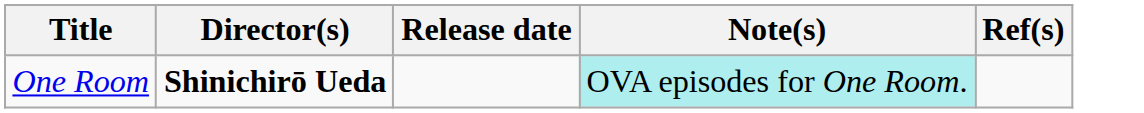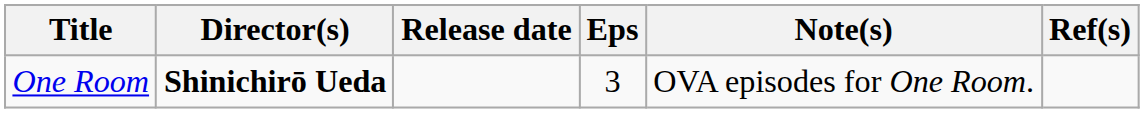+ column: (613, 30)
(777, 81) paleturquoise background -> (844, 81) no background
